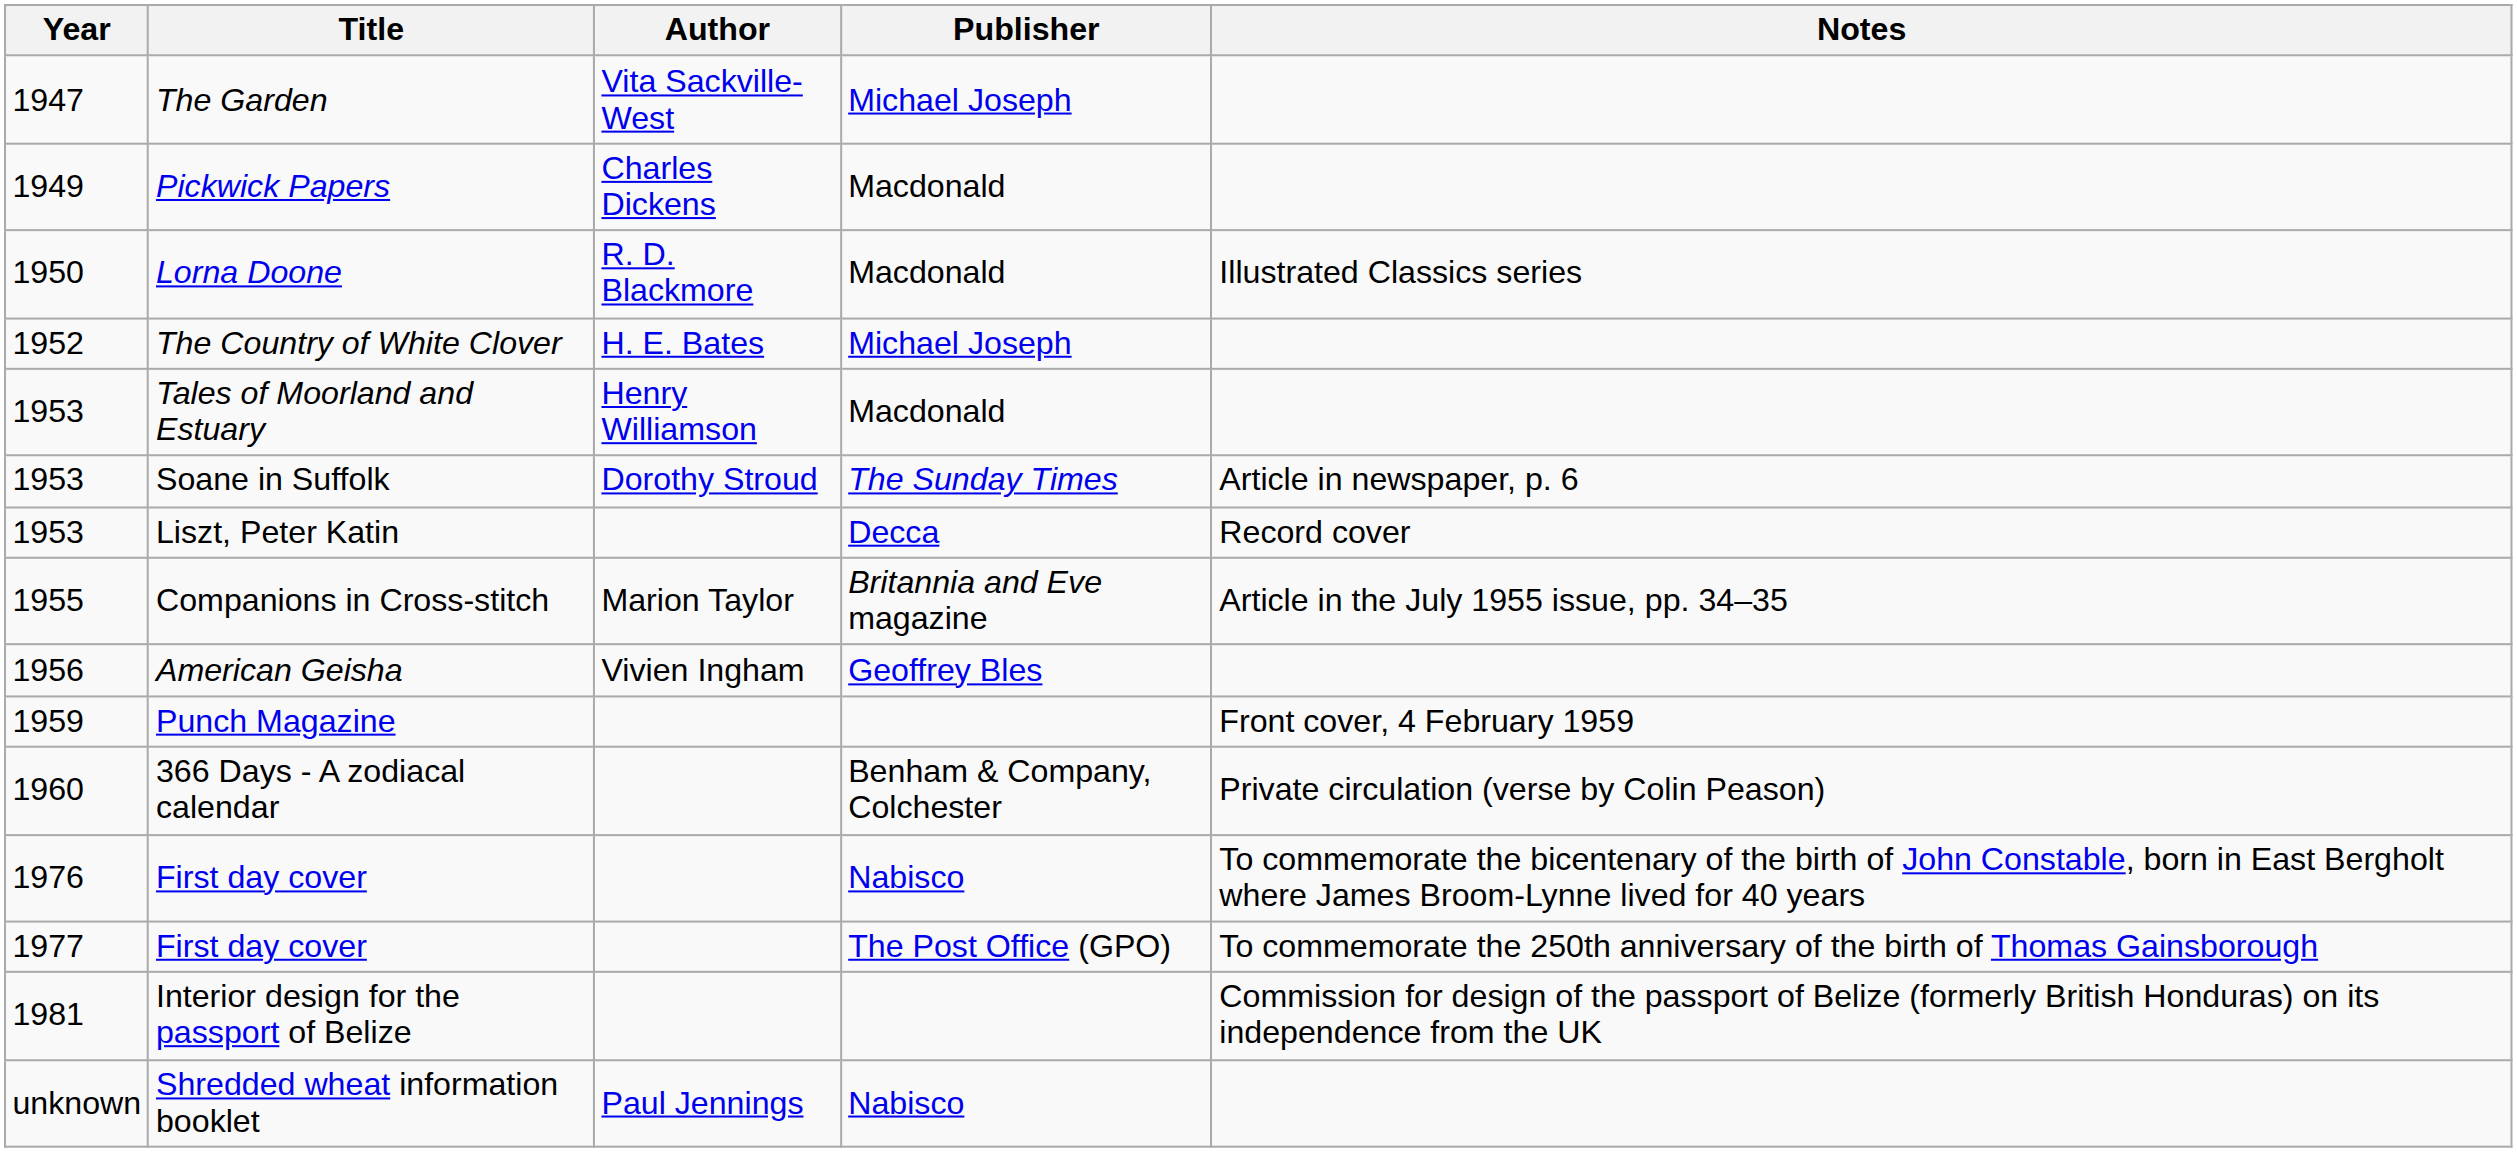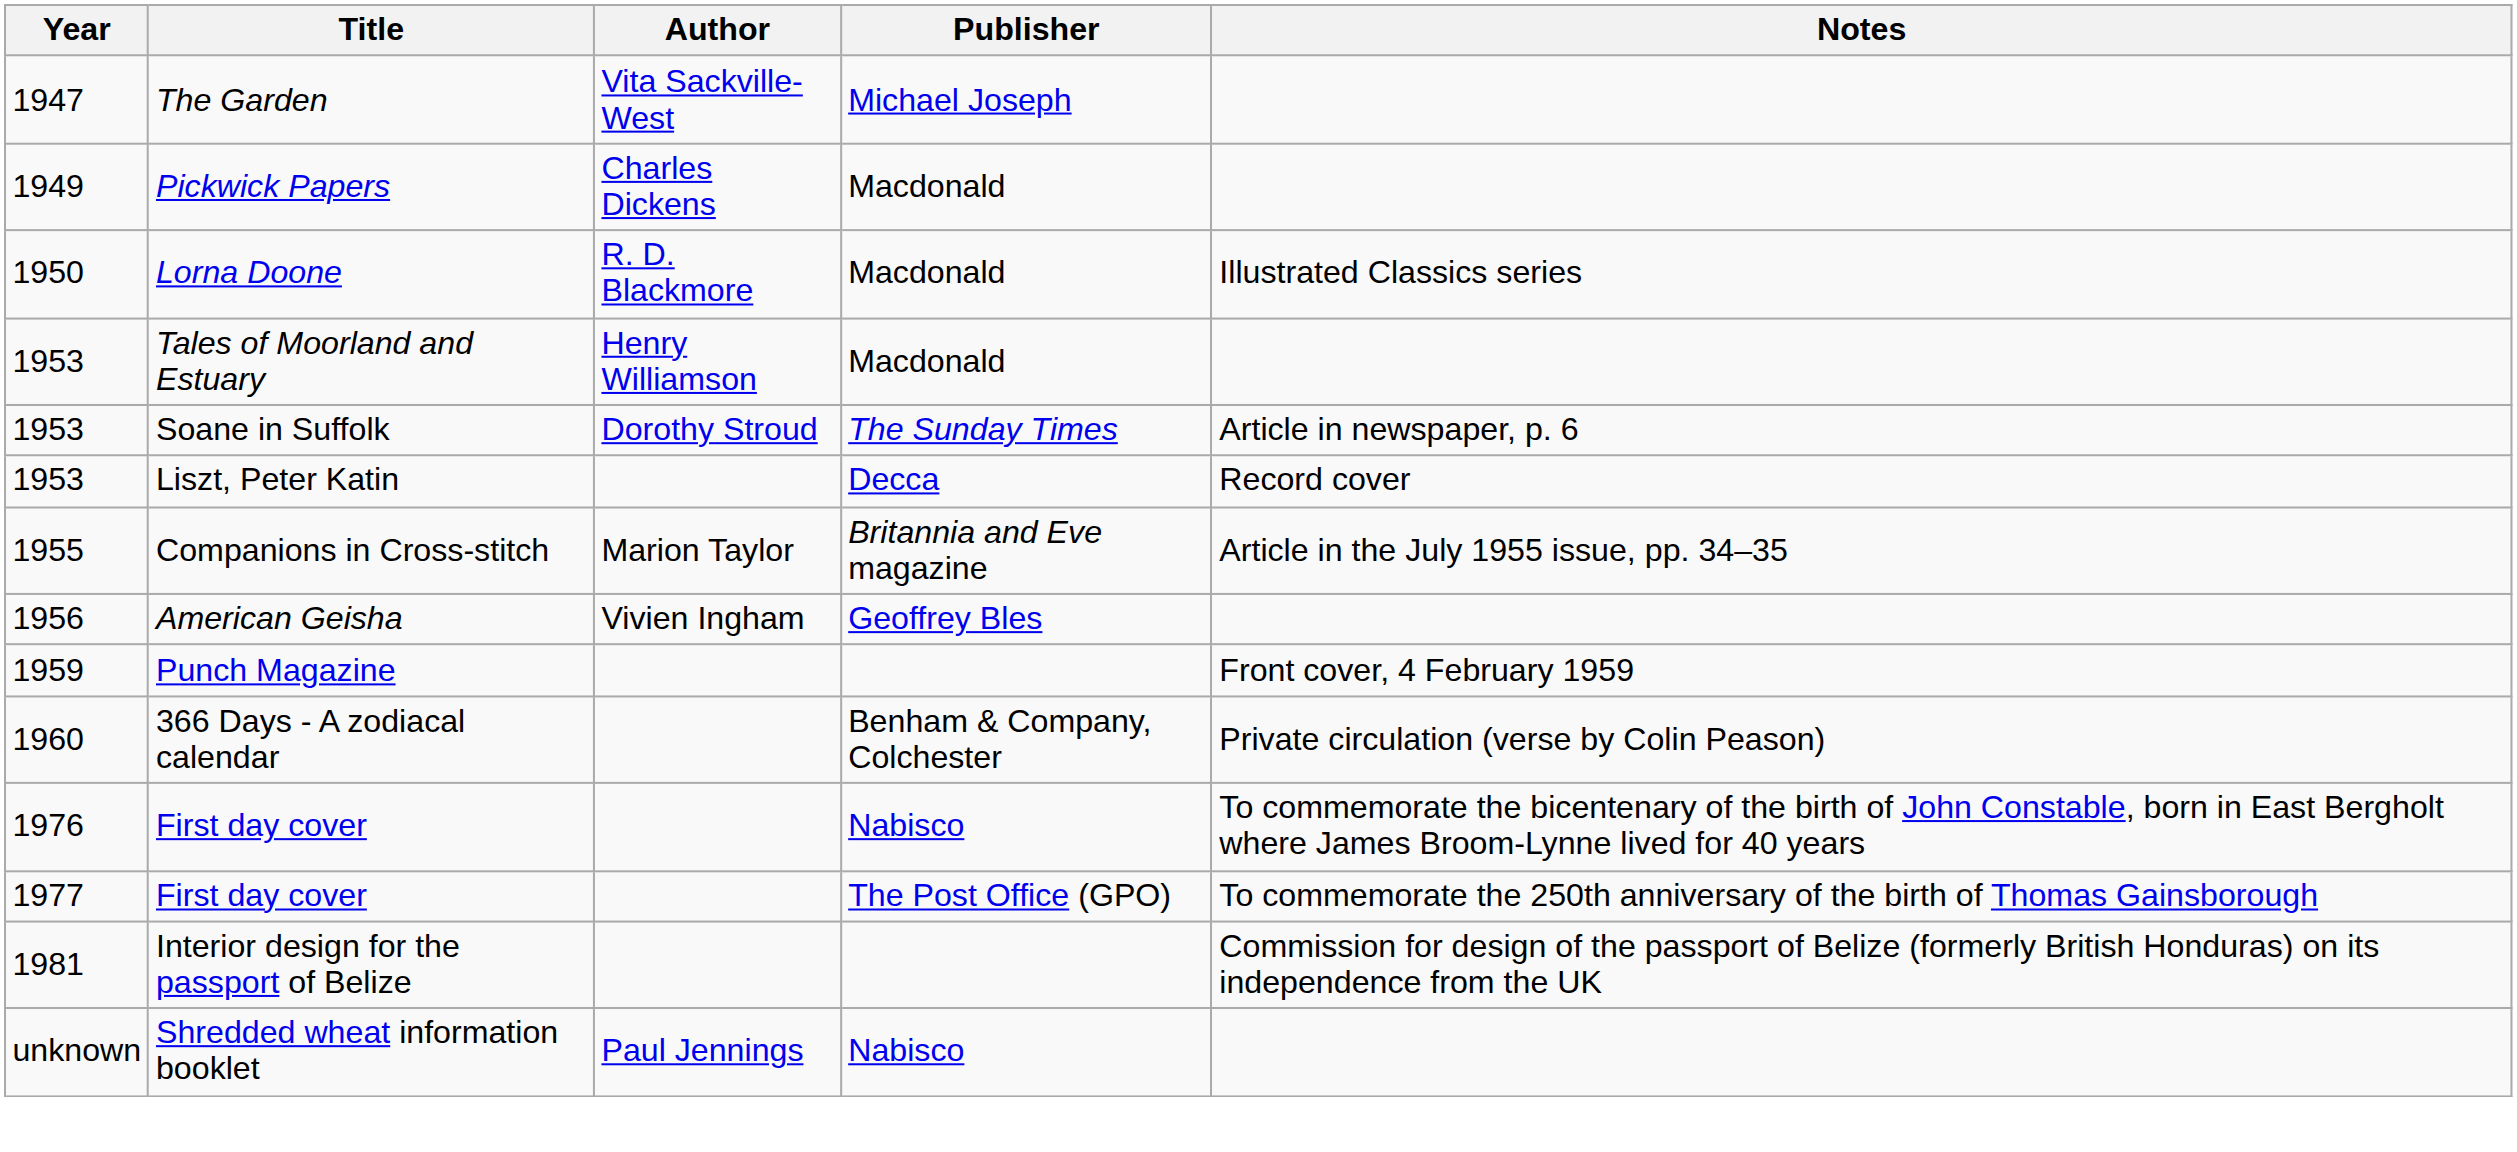- row: (48, 342)
